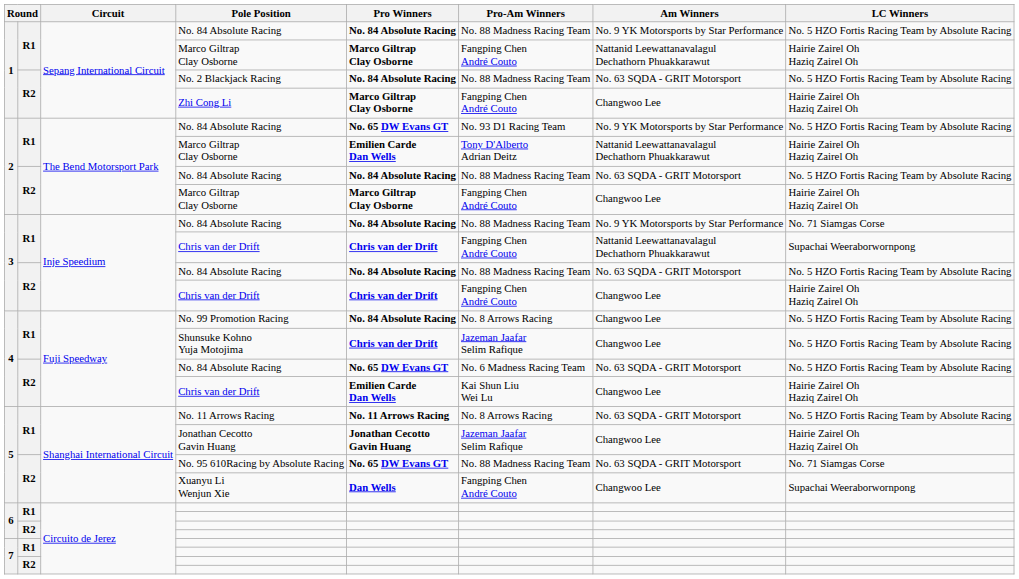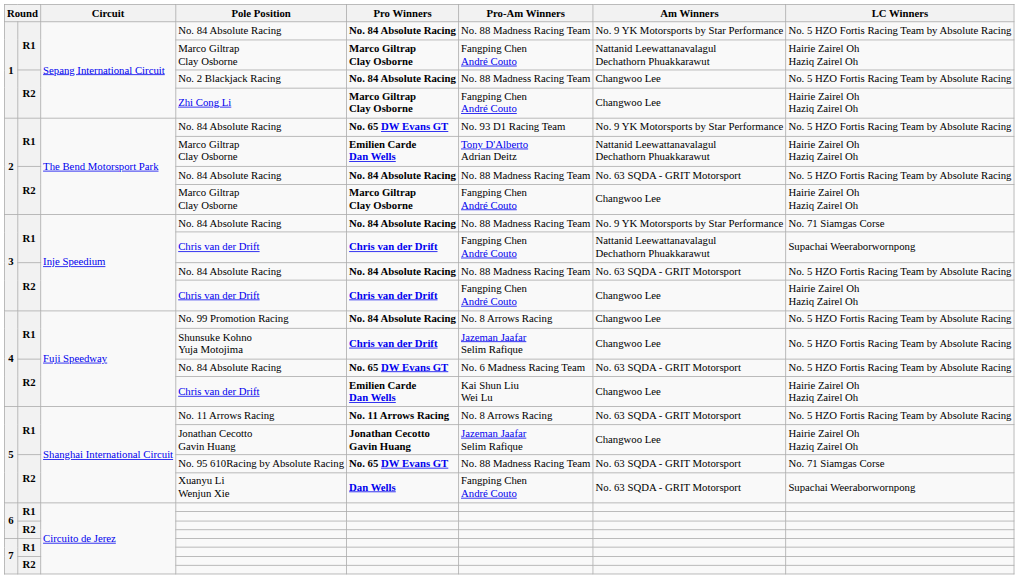(668, 78) No. 63 SQDA - GRIT Motorsport -> (628, 78) Changwoo Lee
(628, 487) Changwoo Lee -> (668, 487) No. 63 SQDA - GRIT Motorsport
